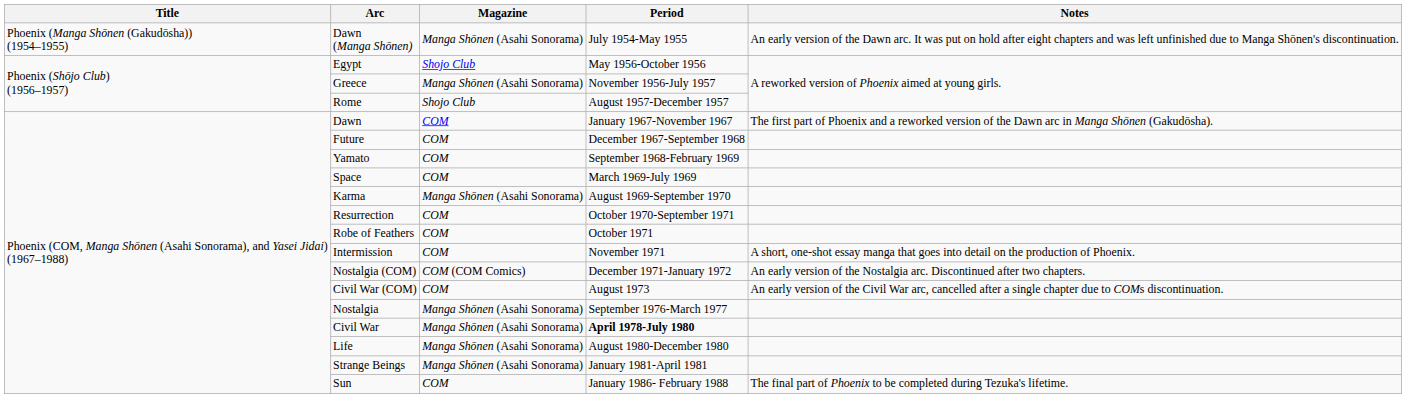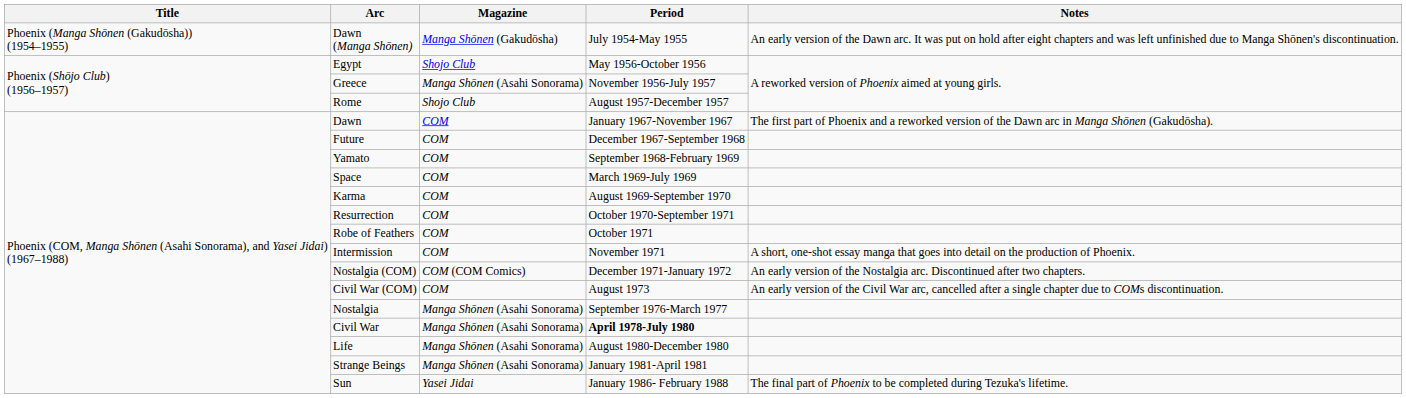(503, 39) Manga Shōnen (Asahi Sonorama) -> (490, 39) Manga Shōnen (Gakudōsha)
(503, 196) Manga Shōnen (Asahi Sonorama) -> (435, 196) COM
(435, 383) COM -> (448, 383) Yasei Jidai
